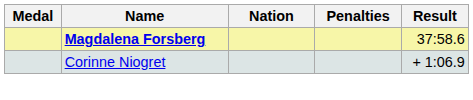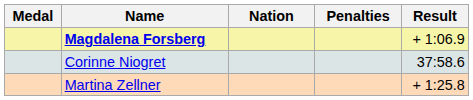(441, 39) 37:58.6 -> (439, 39) + 1:06.9
(439, 62) + 1:06.9 -> (441, 62) 37:58.6
+ row: (113, 85)
